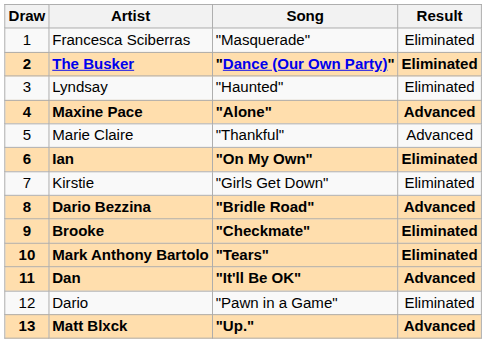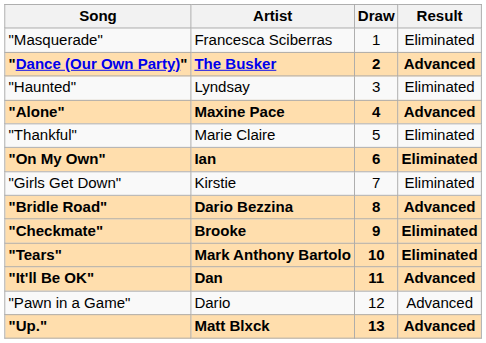columns swapped: (27, 16) <-> (305, 16)
(440, 64) Eliminated -> (440, 64) Advanced
(440, 135) Advanced -> (440, 135) Eliminated
(440, 302) Eliminated -> (440, 302) Advanced
